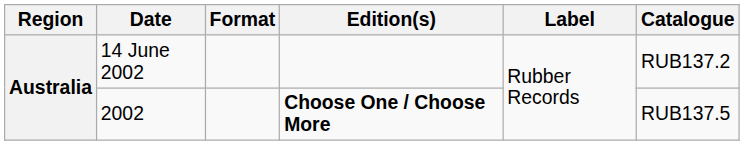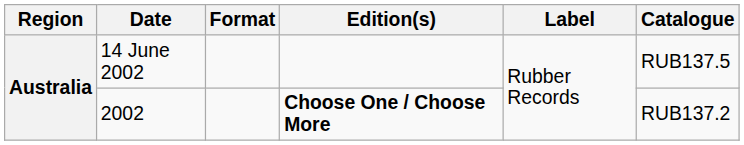(686, 61) RUB137.2 -> (686, 61) RUB137.5
(686, 113) RUB137.5 -> (686, 113) RUB137.2
